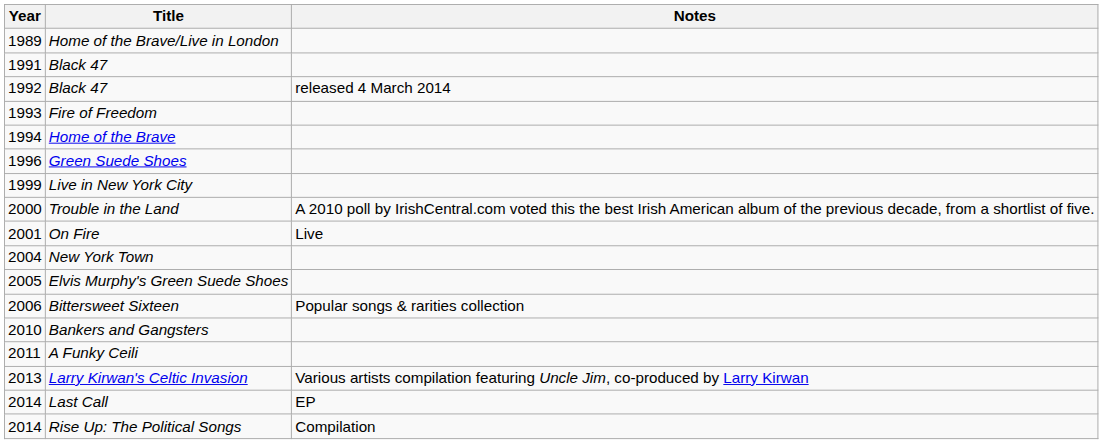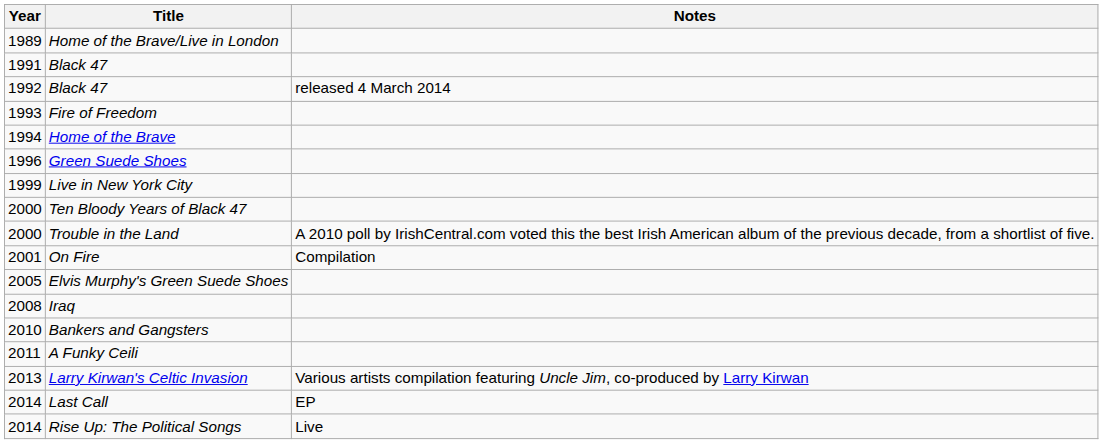+ row: (25, 209)
(309, 233) Live -> (335, 257) Compilation
- row: (25, 257)
- row: (25, 305)
+ row: (25, 305)
(335, 426) Compilation -> (309, 426) Live
